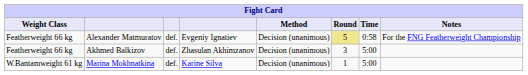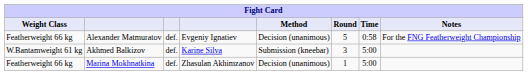(345, 37) khaki background -> (345, 37) no background
(39, 50) Featherweight 66 kg -> (44, 50) W.Bantamweight 61 kg
(218, 50) Zhasulan Akhimzanov -> (202, 50) Karine Silva
(294, 50) Decision (unanimous) -> (293, 50) Submission (kneebar)
(44, 64) W.Bantamweight 61 kg -> (39, 64) Featherweight 66 kg
(202, 64) Karine Silva -> (218, 64) Zhasulan Akhimzanov
